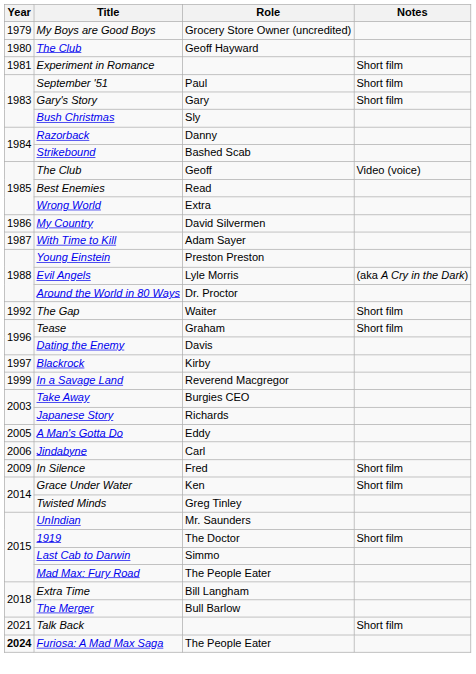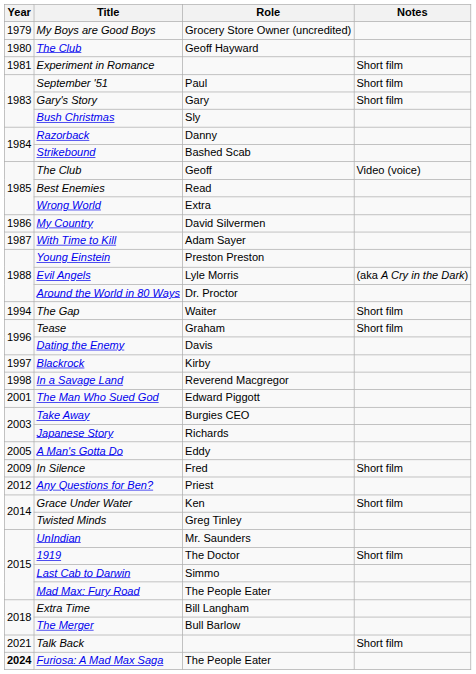(19, 310) 1992 -> (19, 310) 1994
(19, 380) 1999 -> (19, 380) 1998
+ row: (98, 398)
- row: (62, 450)
+ row: (95, 485)
